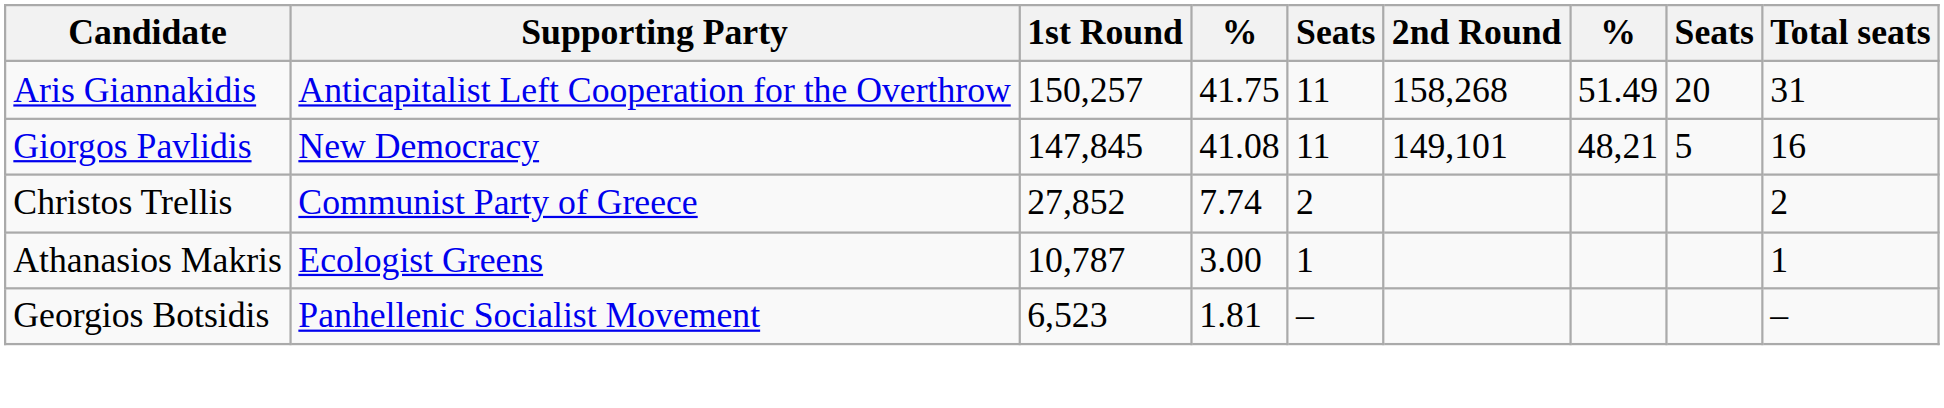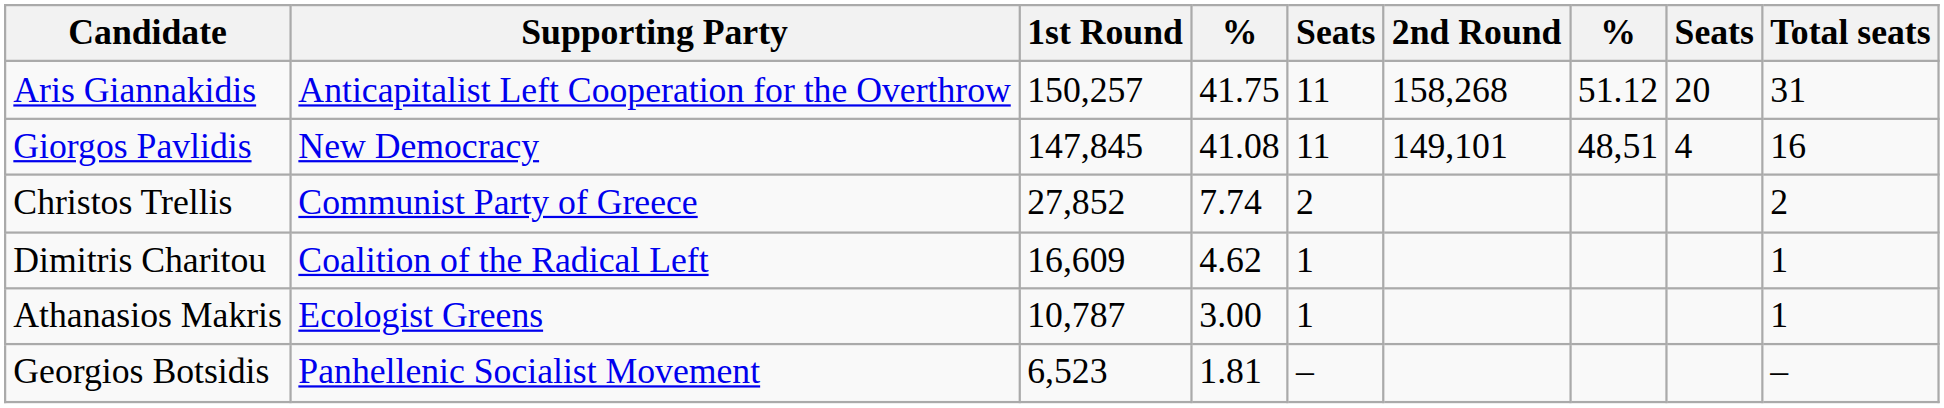(1618, 89) 51.49 -> (1618, 89) 51.12
(1618, 145) 48,21 -> (1618, 145) 48,51
(1684, 145) 5 -> (1684, 145) 4
+ row: (140, 259)
